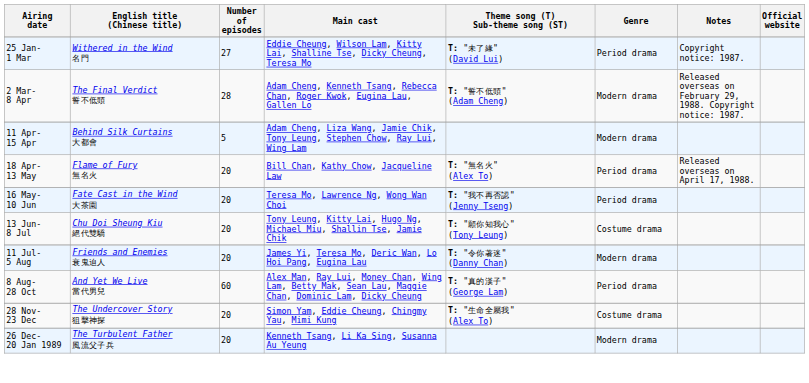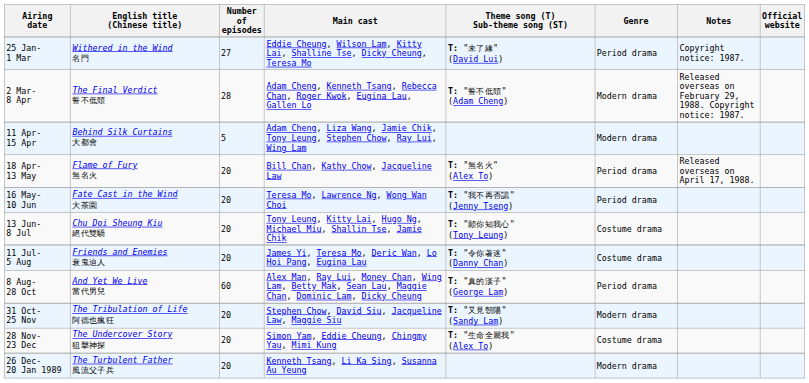(627, 258) Modern drama -> (629, 258) Costume drama
+ row: (24, 316)
